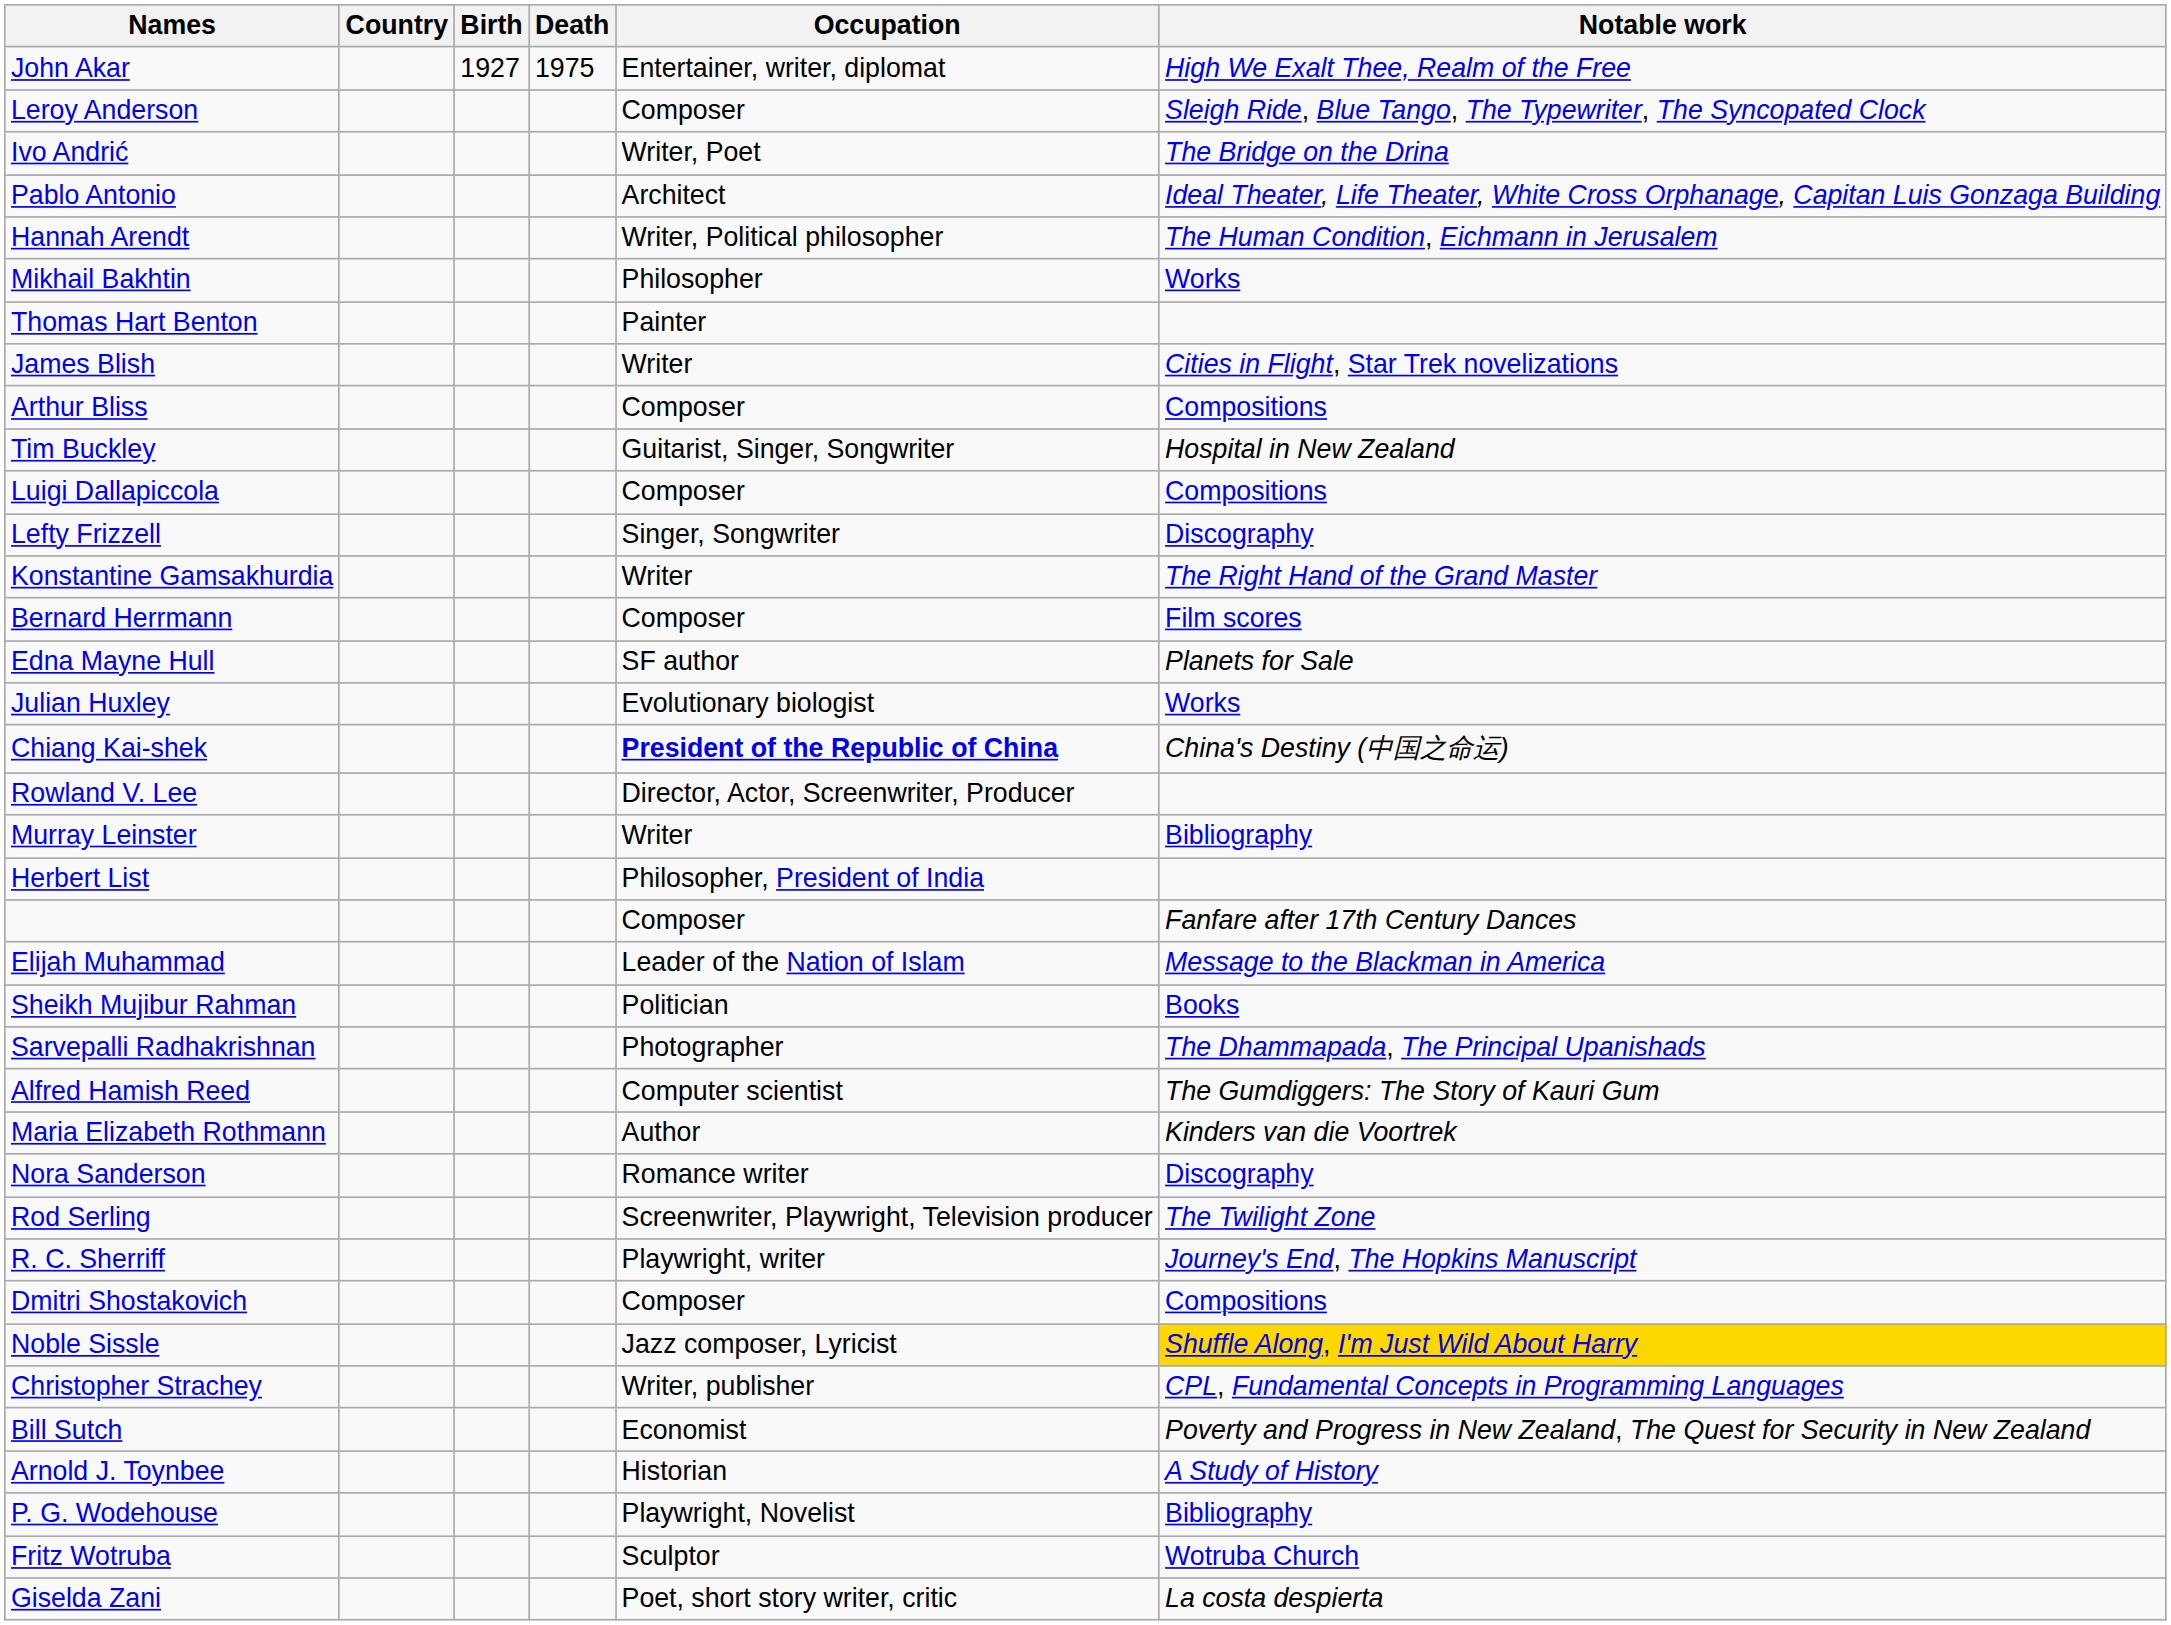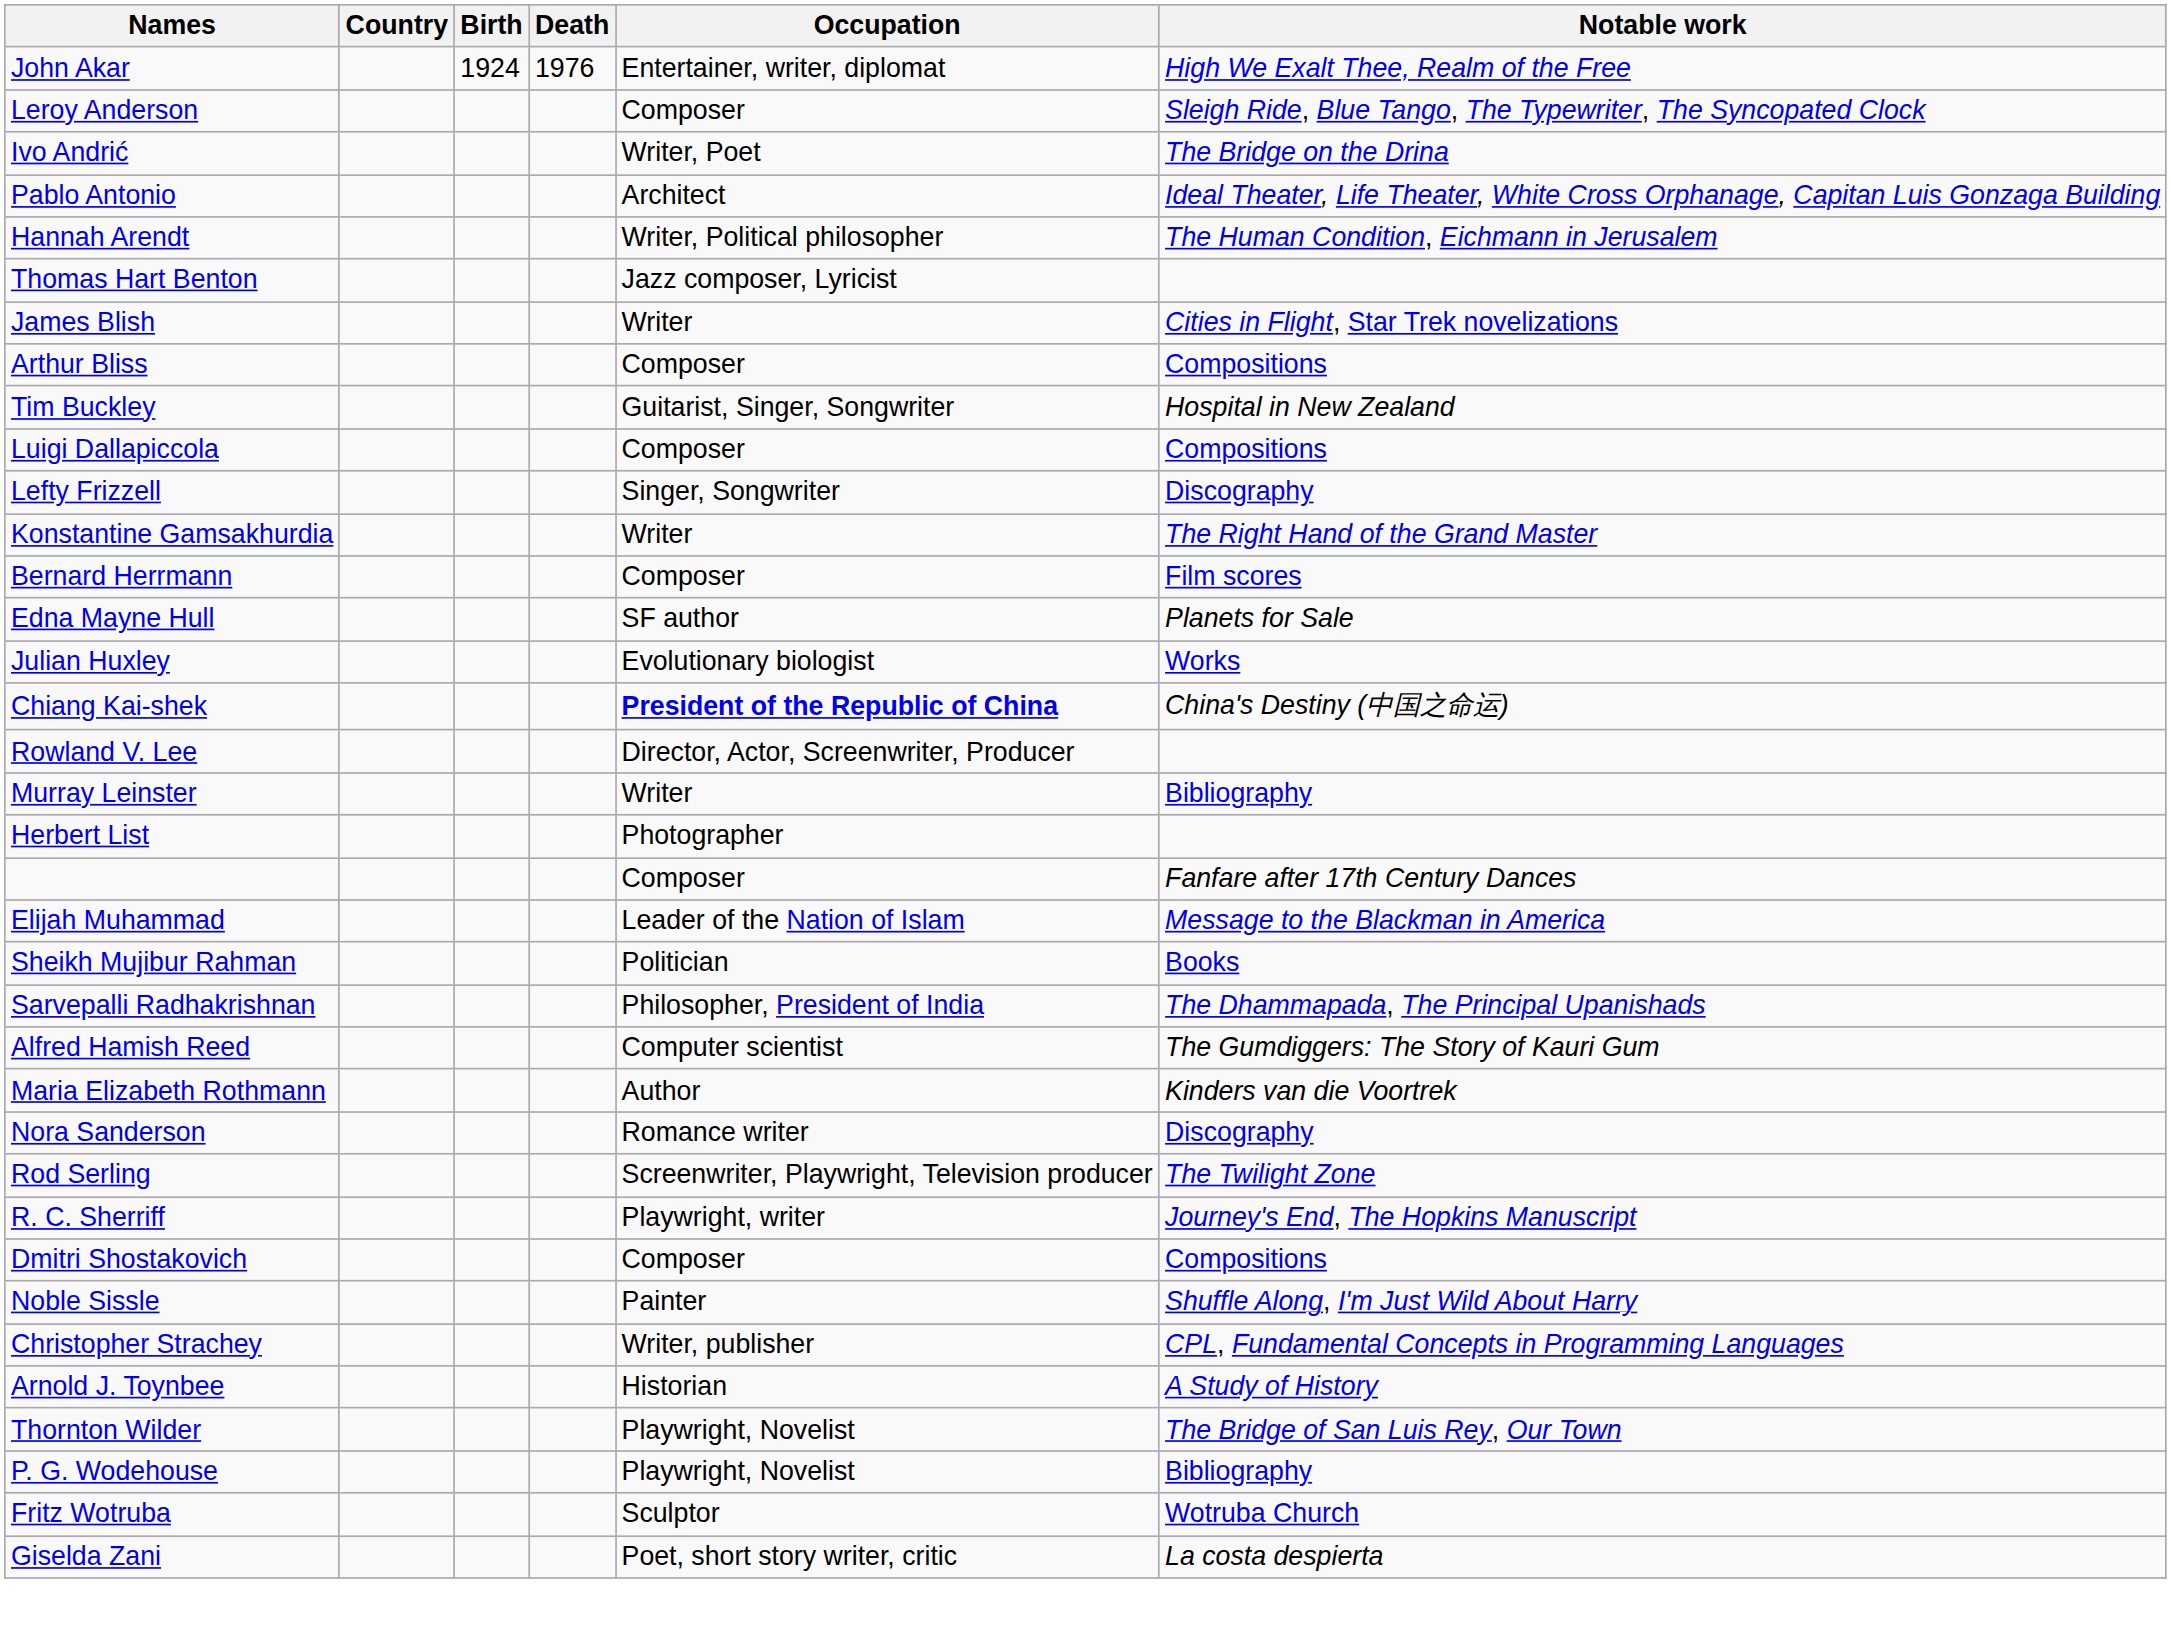(490, 68) 1927 -> (490, 68) 1924
(565, 68) 1975 -> (565, 68) 1976
- row: (101, 279)
(664, 322) Painter -> (759, 279) Jazz composer, Lyricist
(803, 878) Philosopher, President of India -> (703, 835) Photographer
(703, 1047) Photographer -> (803, 1005) Philosopher, President of India
(759, 1344) Jazz composer, Lyricist -> (664, 1301) Painter
(1401, 1344) gold background -> (1401, 1301) no background
- row: (67, 1429)
+ row: (106, 1429)
